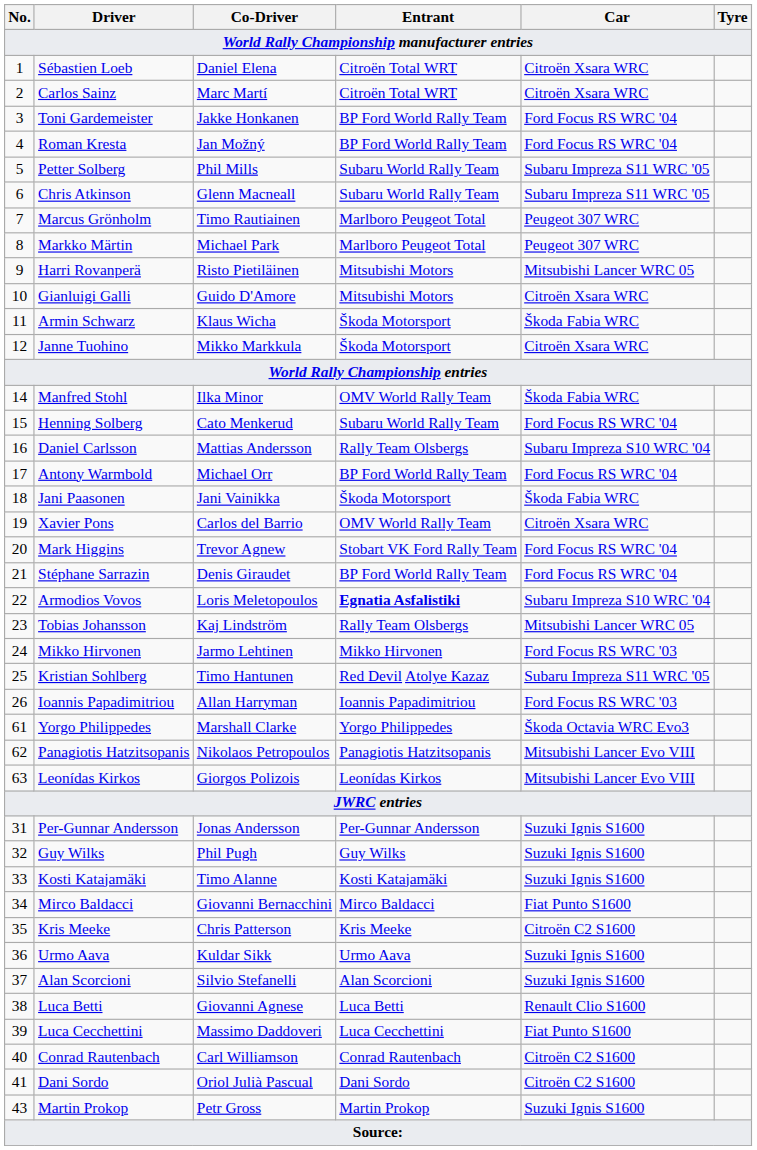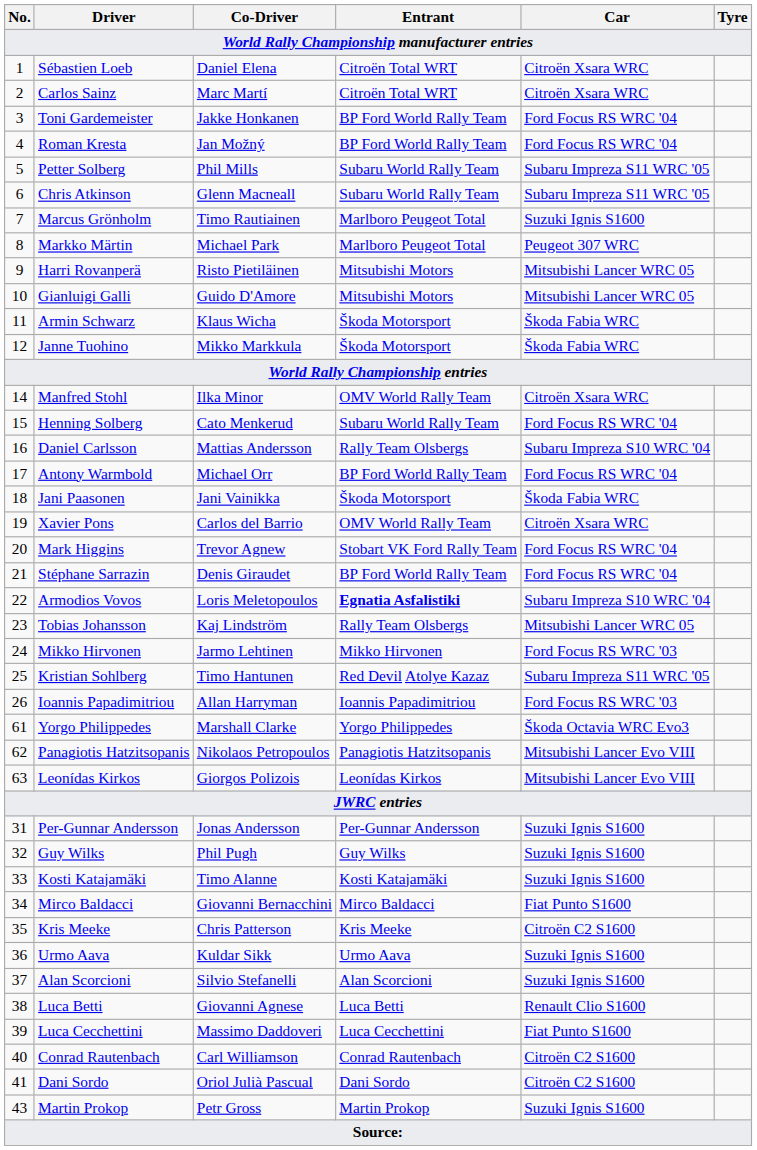(582, 219) Peugeot 307 WRC -> (584, 219) Suzuki Ignis S1600
(586, 295) Citroën Xsara WRC -> (609, 295) Mitsubishi Lancer WRC 05
(586, 346) Citroën Xsara WRC -> (582, 346) Škoda Fabia WRC
(582, 397) Škoda Fabia WRC -> (586, 397) Citroën Xsara WRC
